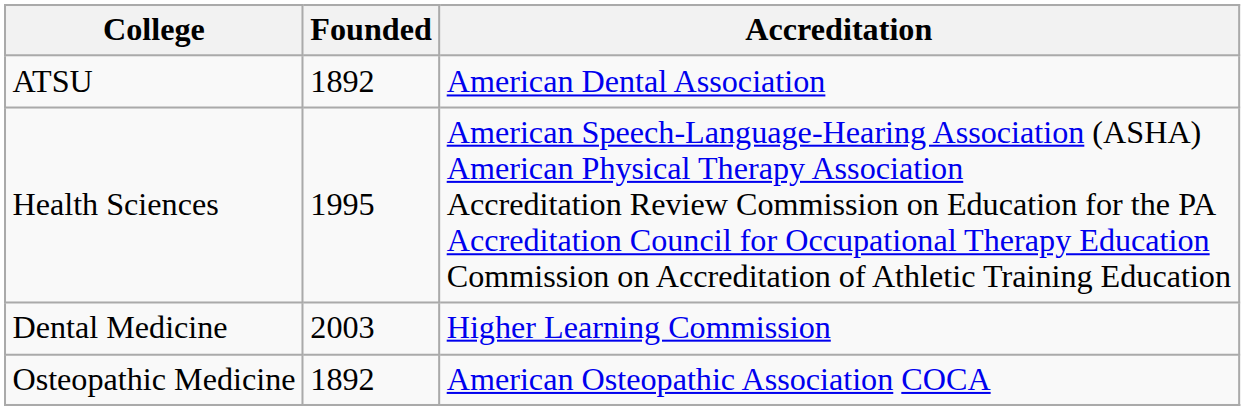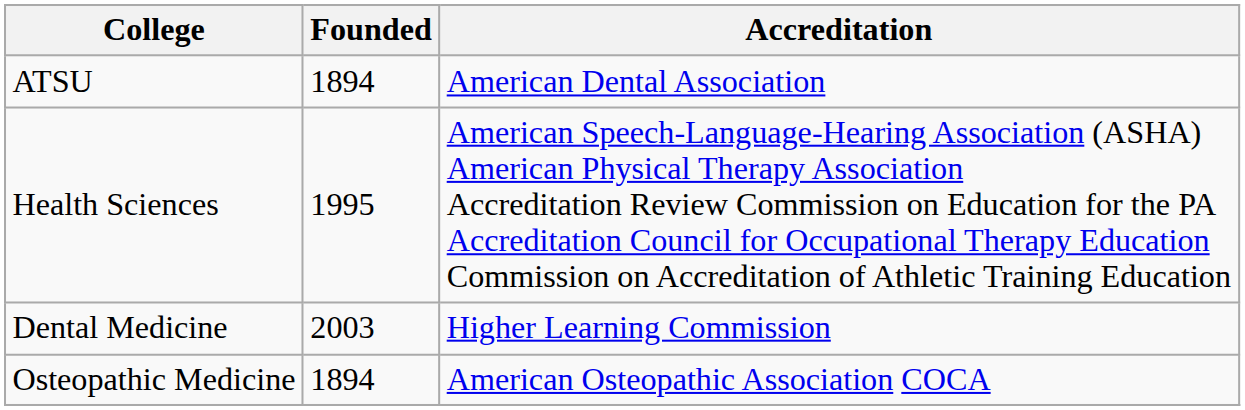(342, 81) 1892 -> (342, 81) 1894
(342, 378) 1892 -> (342, 378) 1894
